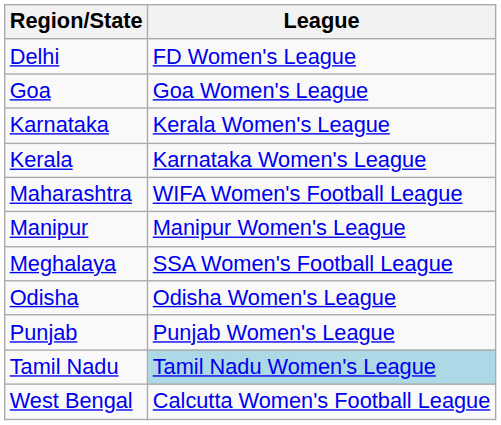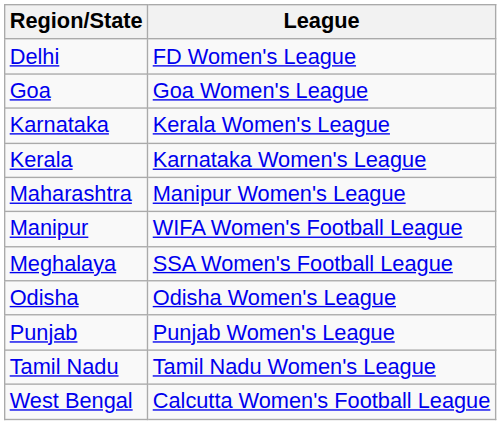(308, 194) WIFA Women's Football League -> (279, 194) Manipur Women's League
(279, 228) Manipur Women's League -> (308, 228) WIFA Women's Football League
(294, 366) lightblue background -> (294, 366) no background
